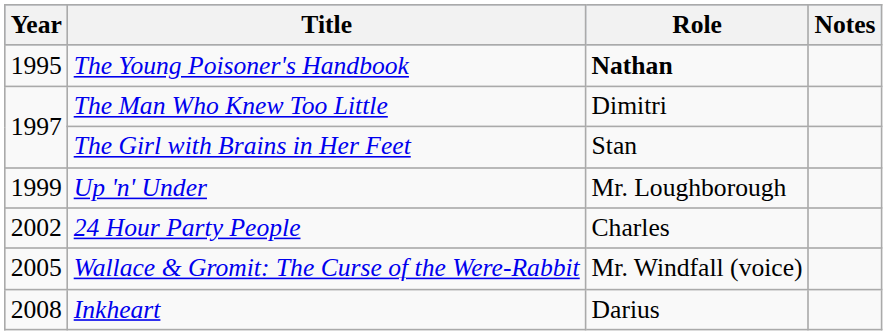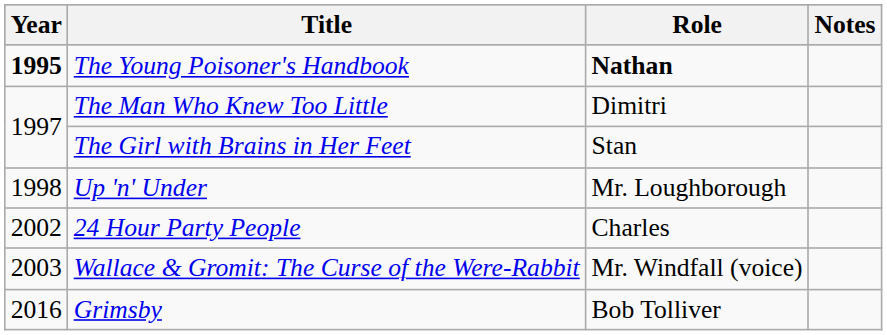(36, 65) normal -> (36, 65) bold
(36, 187) 1999 -> (36, 187) 1998
(36, 268) 2005 -> (36, 268) 2003
- row: (117, 308)
+ row: (118, 308)
